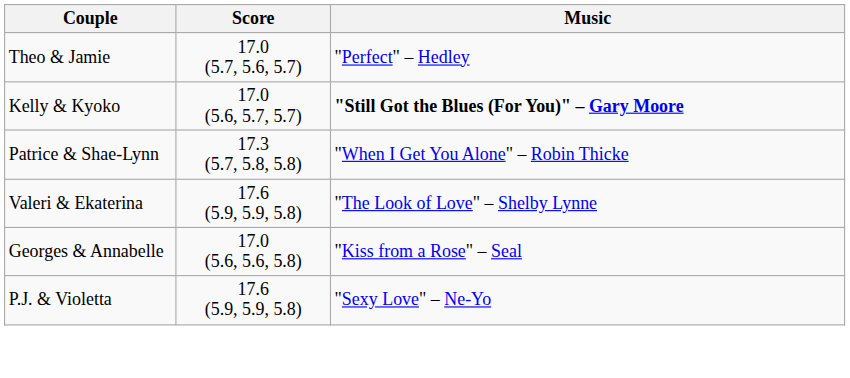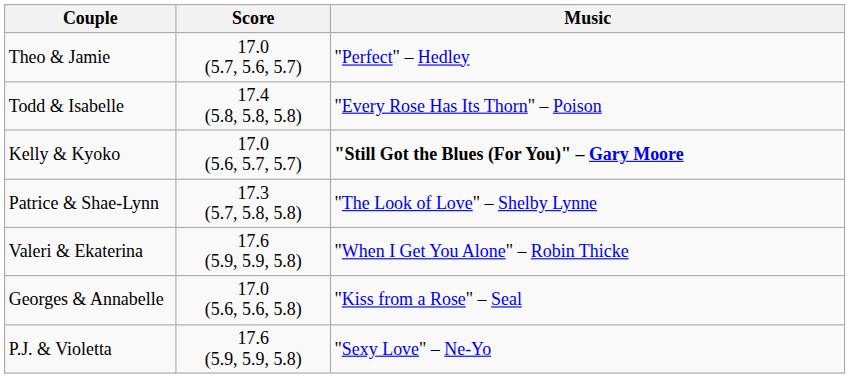+ row: (66, 105)
(482, 154) "When I Get You Alone" – Robin Thicke -> (466, 202) "The Look of Love" – Shelby Lynne
(466, 202) "The Look of Love" – Shelby Lynne -> (482, 251) "When I Get You Alone" – Robin Thicke
